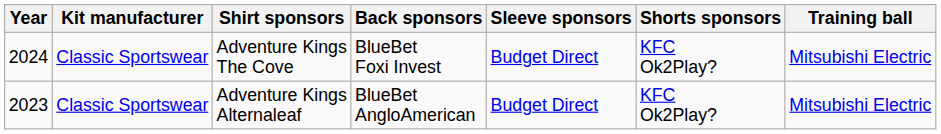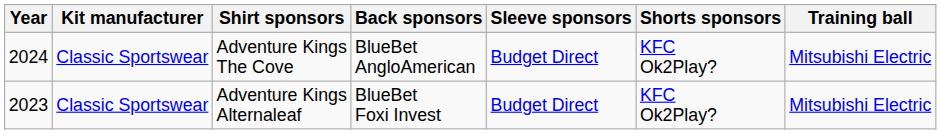(398, 56) BlueBet Foxi Invest -> (415, 56) BlueBet AngloAmerican
(415, 104) BlueBet AngloAmerican -> (398, 104) BlueBet Foxi Invest
